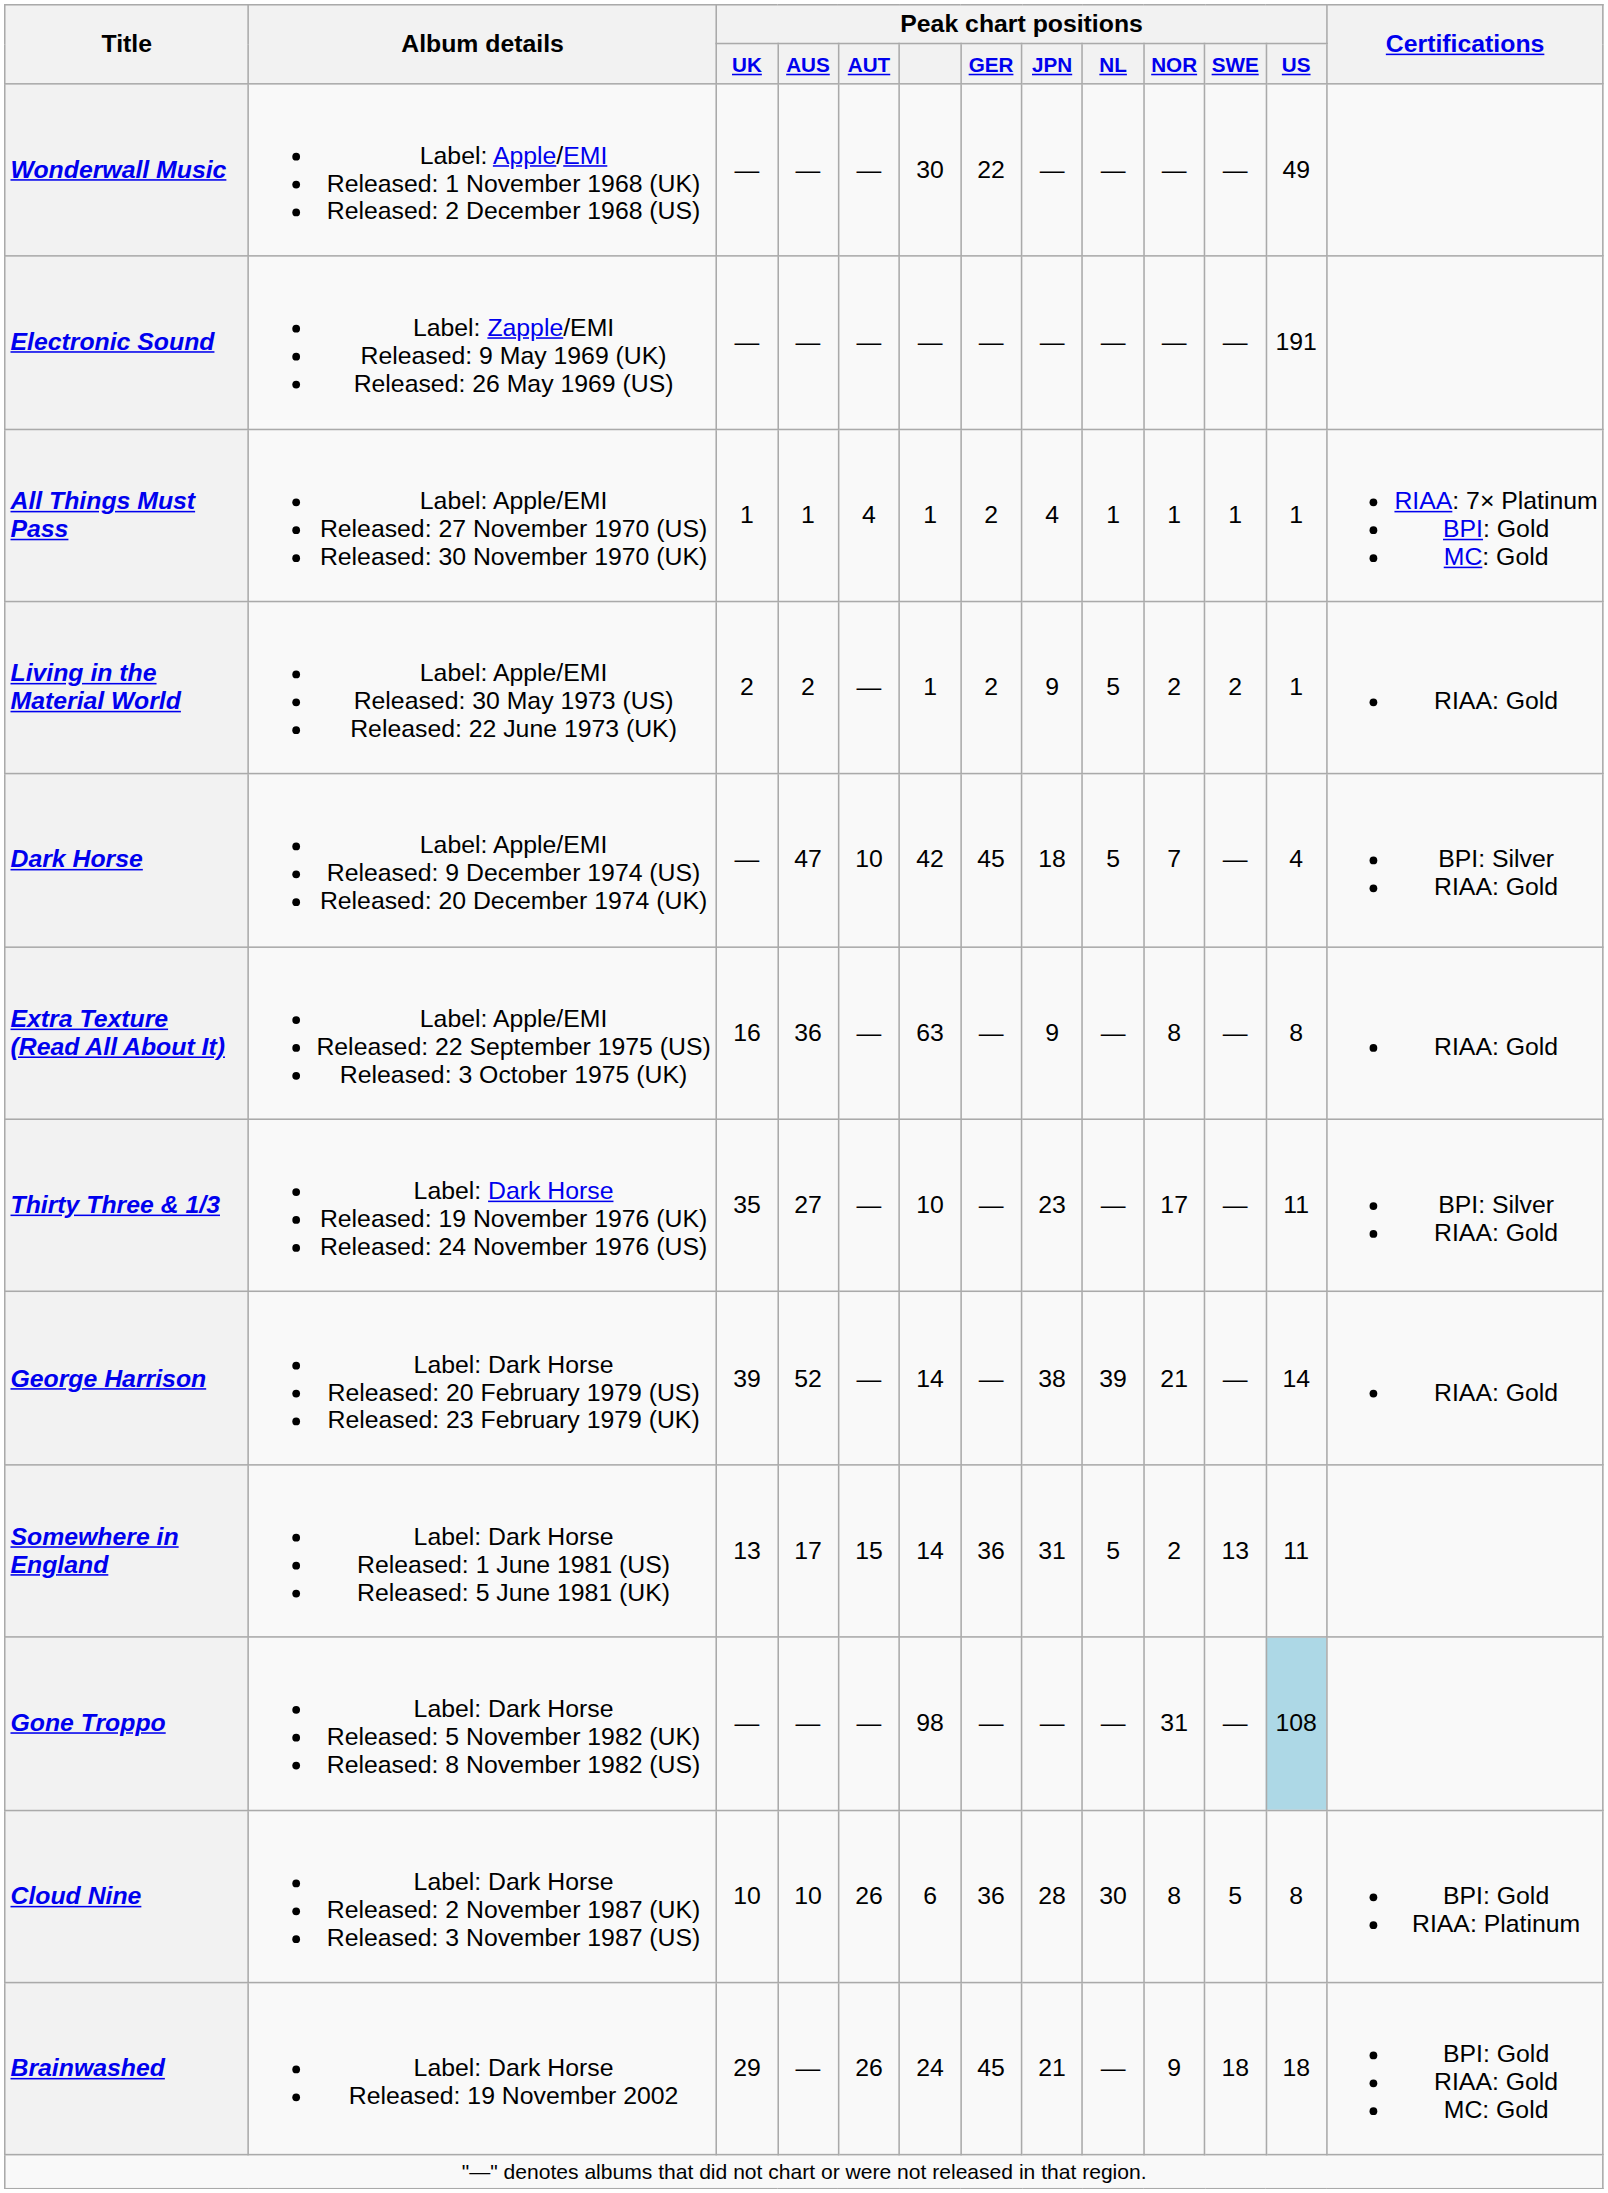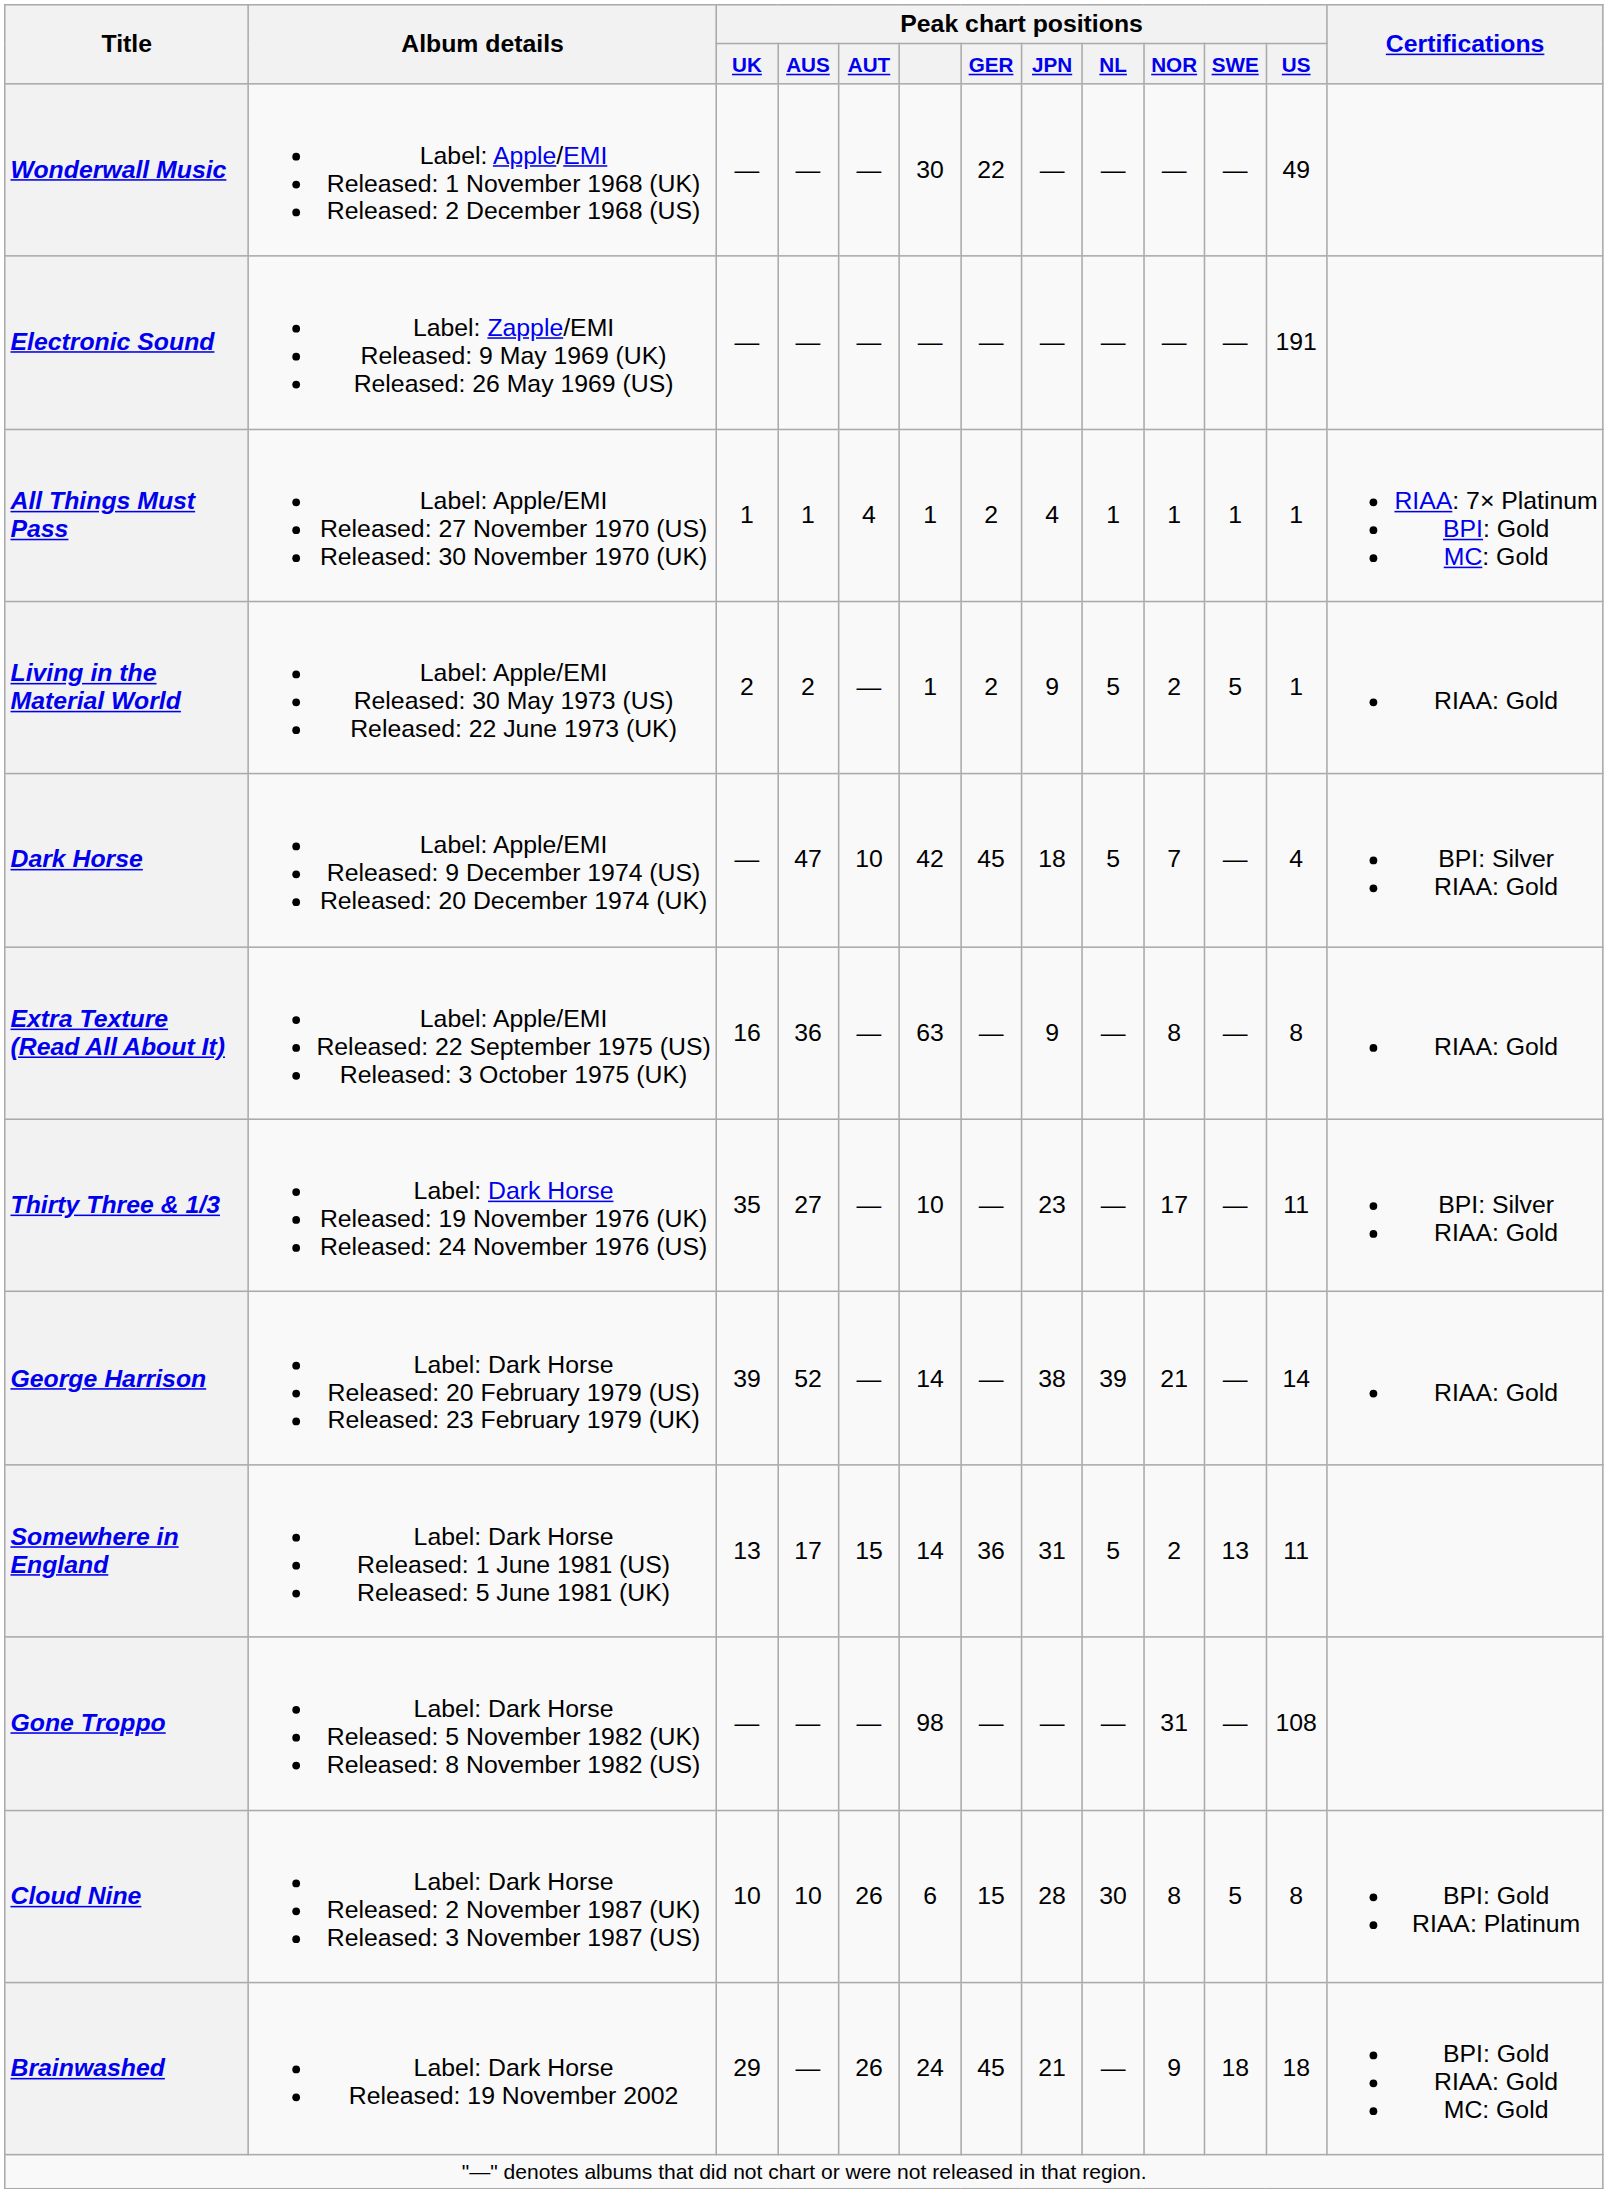(1235, 687) 2 -> (1235, 687) 5
(1296, 1723) lightblue background -> (1296, 1723) no background
(991, 1895) 36 -> (991, 1895) 15
